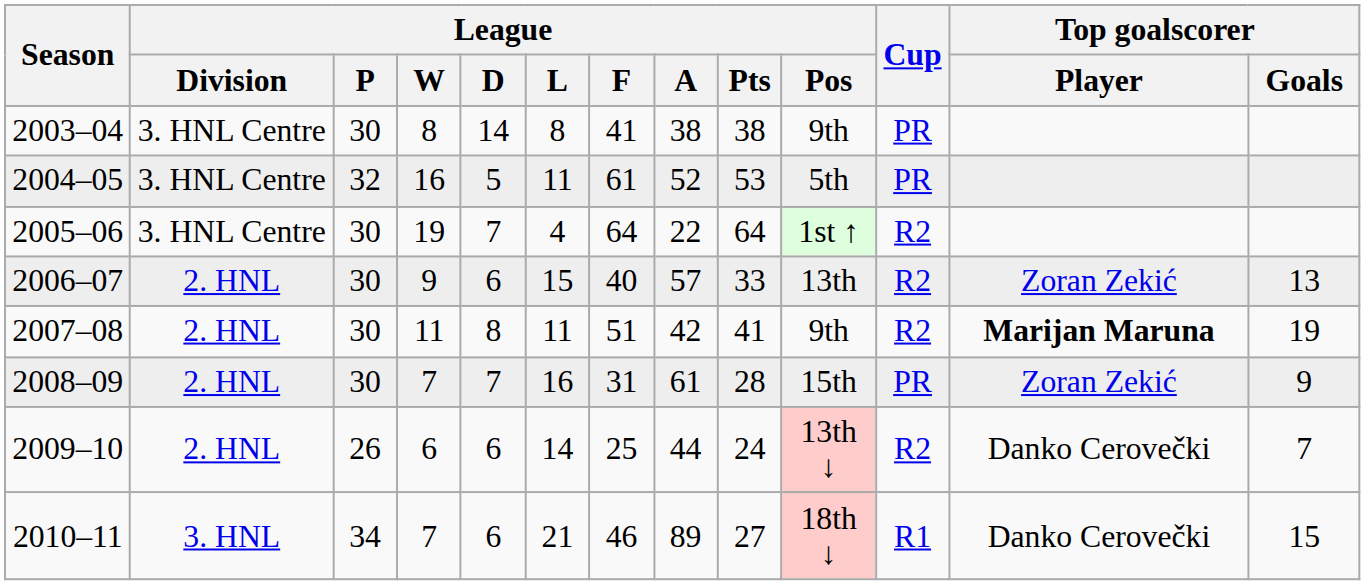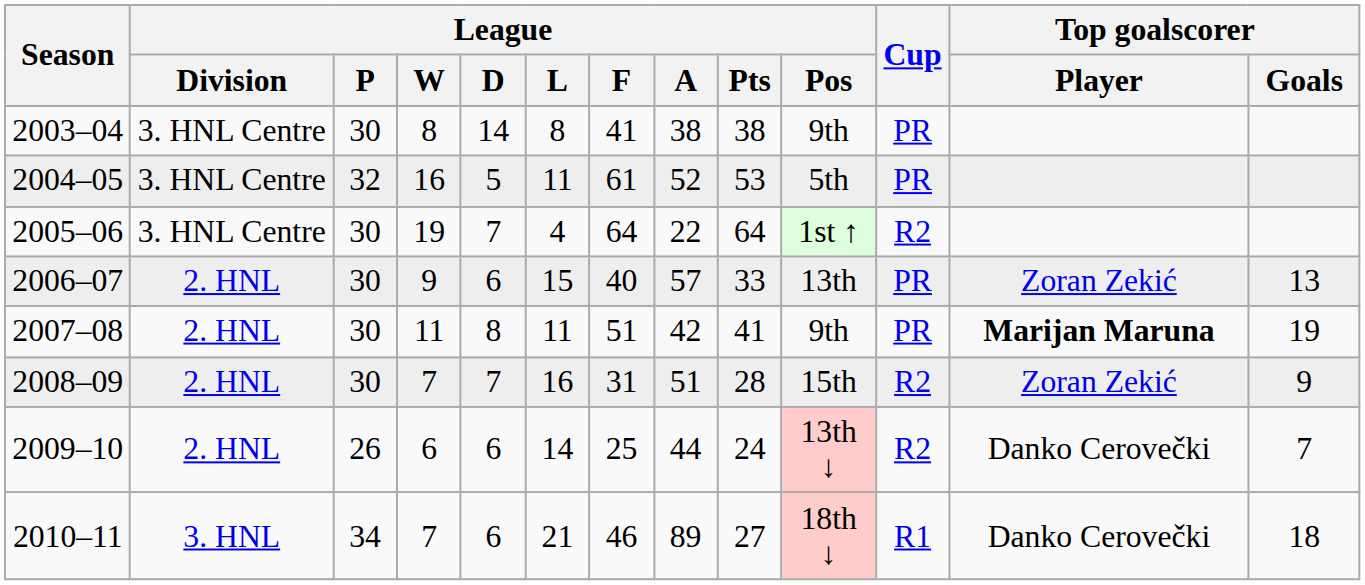(913, 280) R2 -> (913, 280) PR
(913, 331) R2 -> (913, 331) PR
(686, 381) 61 -> (686, 381) 51
(913, 381) PR -> (913, 381) R2
(1304, 535) 15 -> (1304, 535) 18
